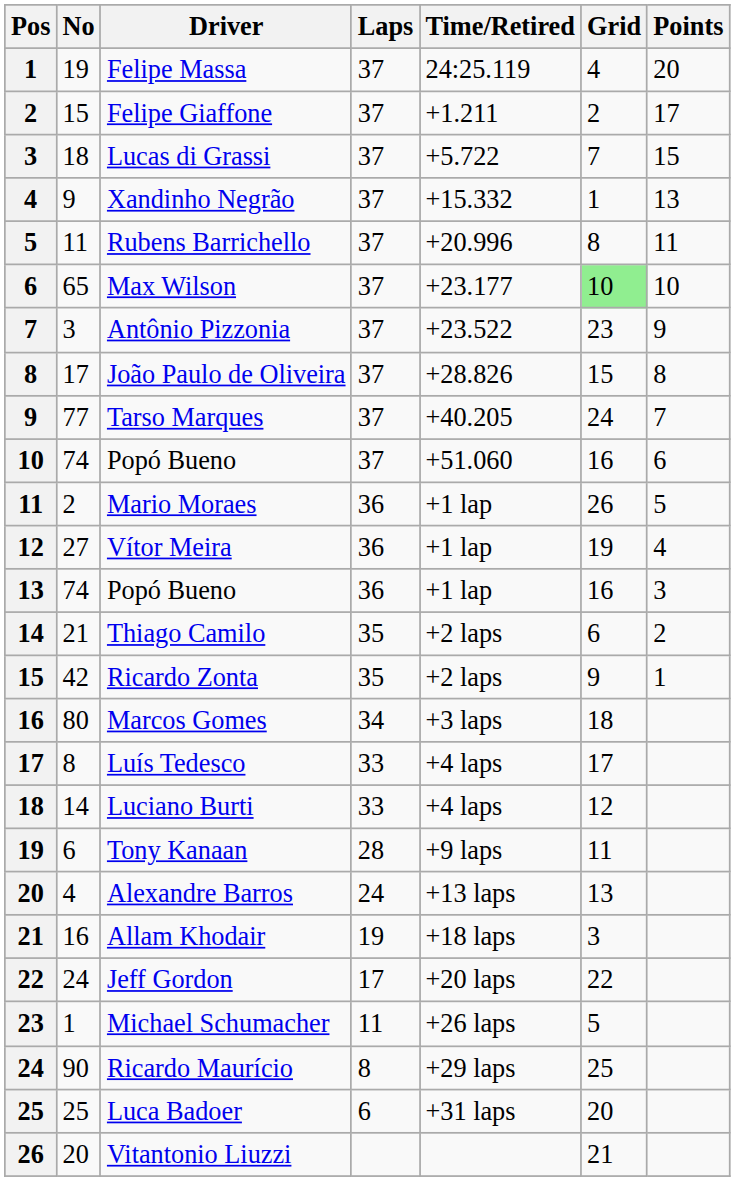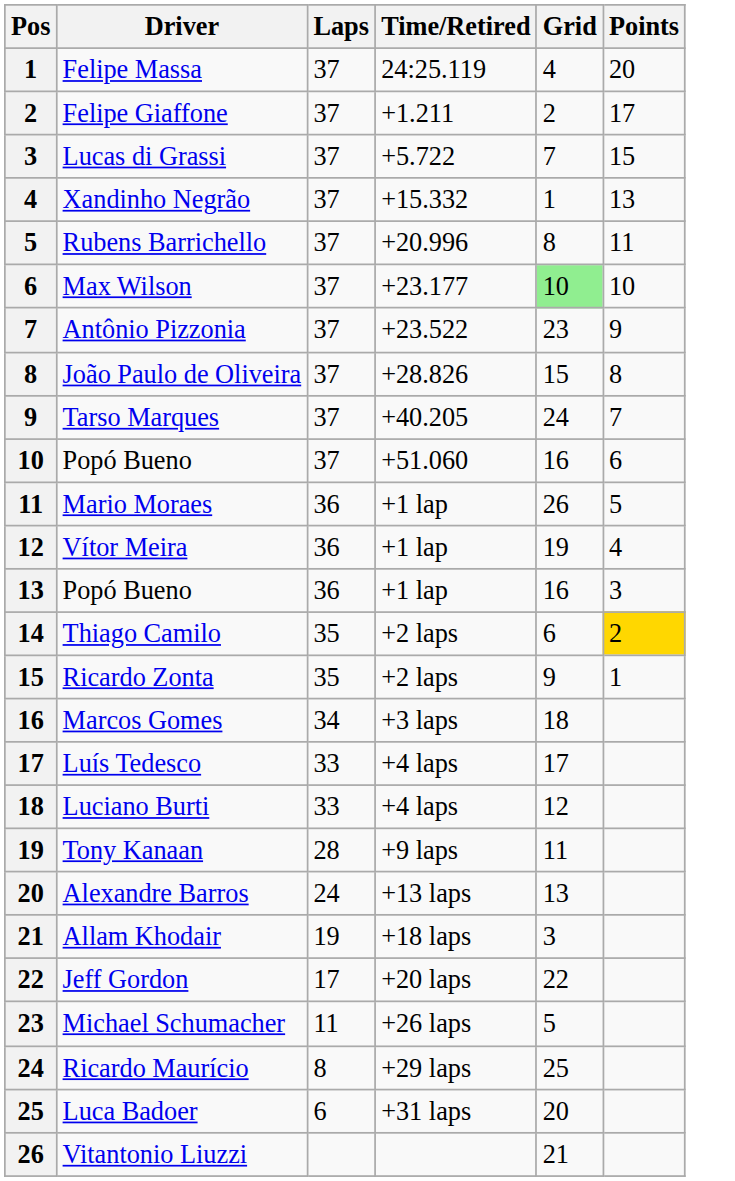- column: (79, 26)
(660, 633) no background -> (616, 633) gold background
